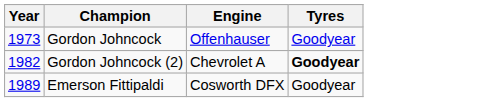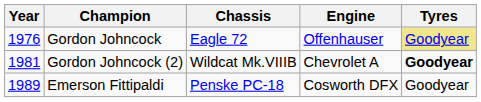+ column: (243, 16)
(24, 39) 1973 -> (24, 39) 1976
(323, 39) no background -> (437, 39) khaki background
(24, 61) 1982 -> (24, 61) 1981
